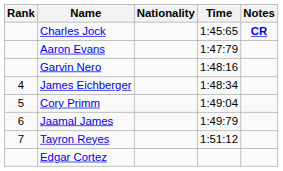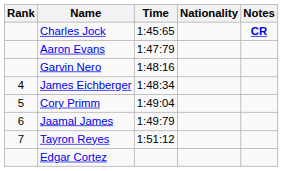columns swapped: (166, 13) <-> (219, 13)
